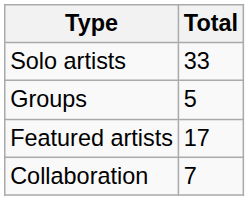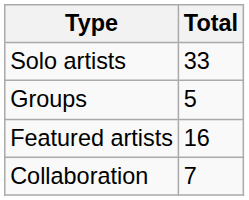(197, 137) 17 -> (197, 137) 16
